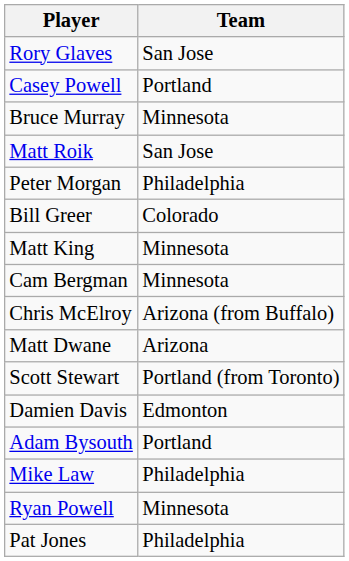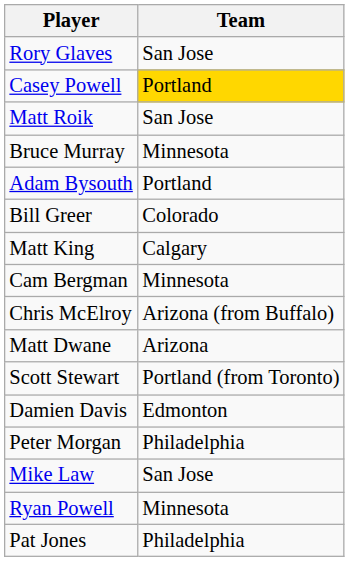(177, 85) no background -> (177, 85) gold background
rows swapped: (51, 150) <-> (67, 118)
rows swapped: (65, 183) <-> (71, 442)
(185, 248) Minnesota -> (175, 248) Calgary
(193, 475) Philadelphia -> (178, 475) San Jose
